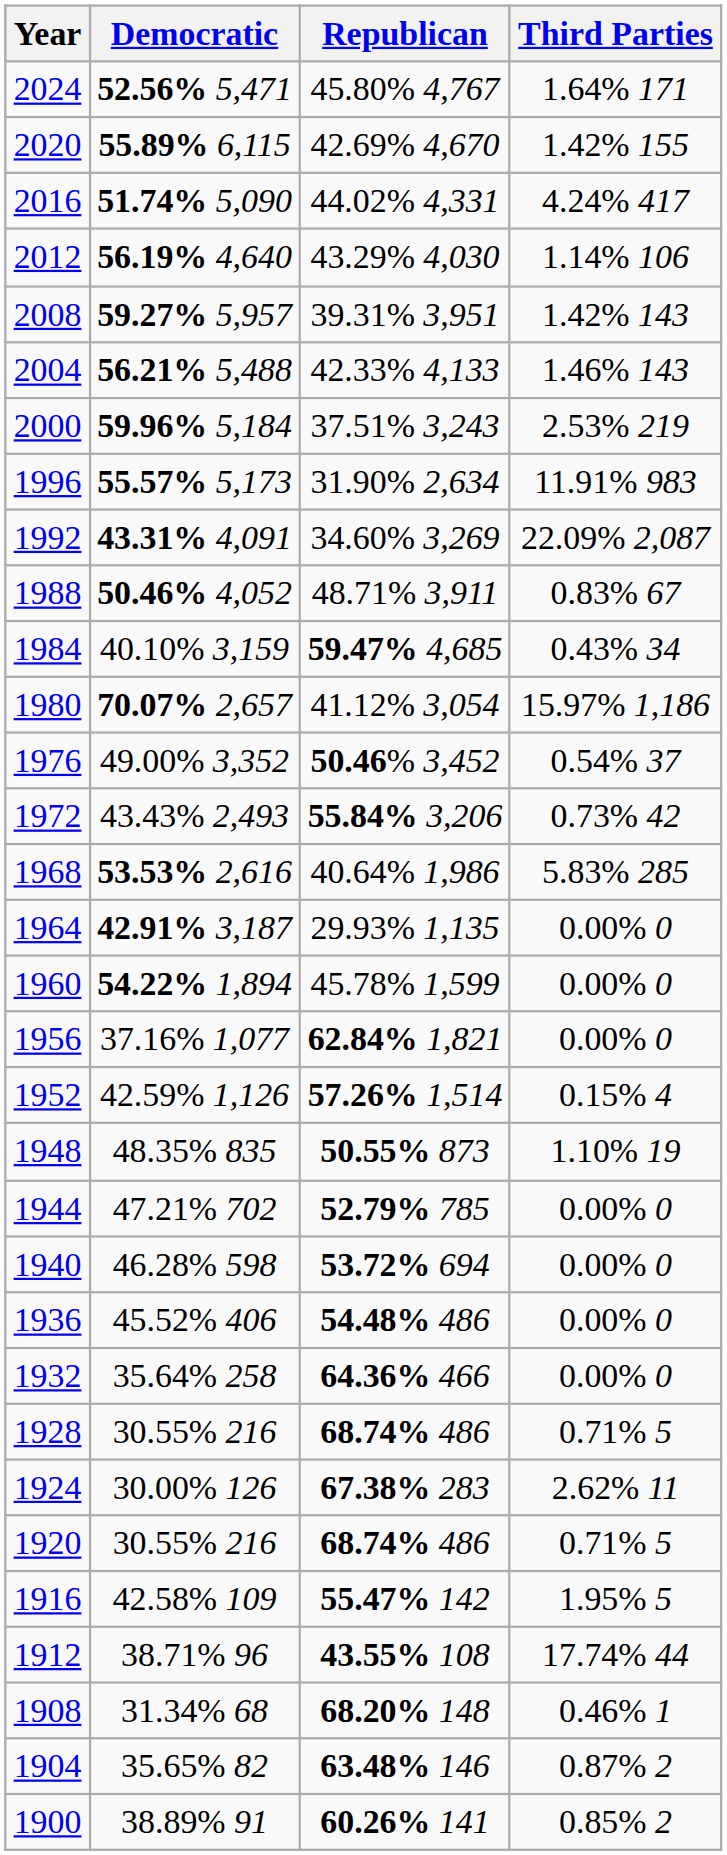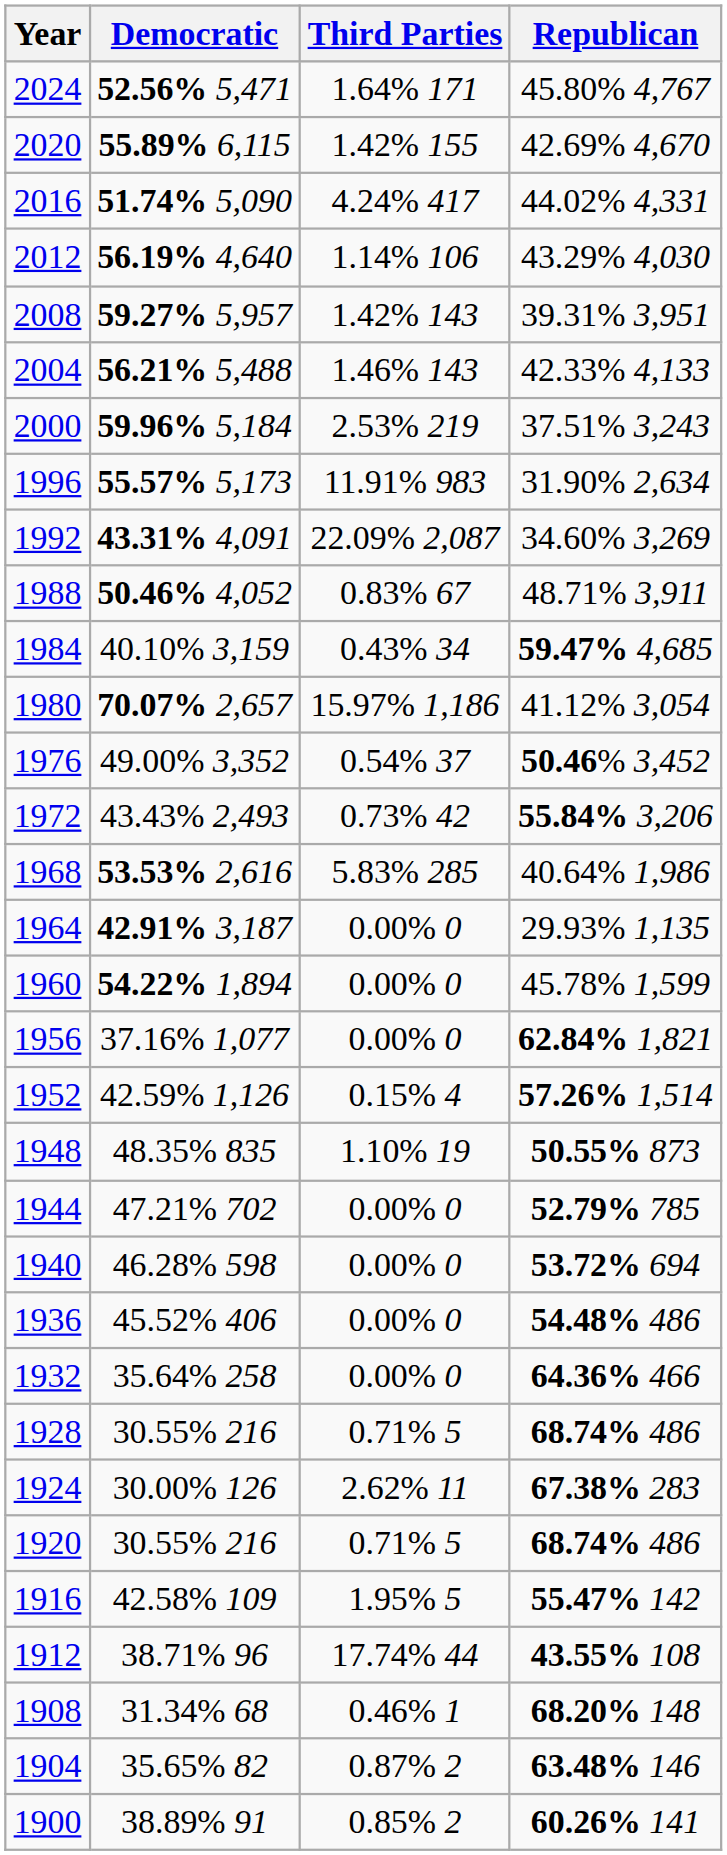columns swapped: (405, 33) <-> (615, 33)
